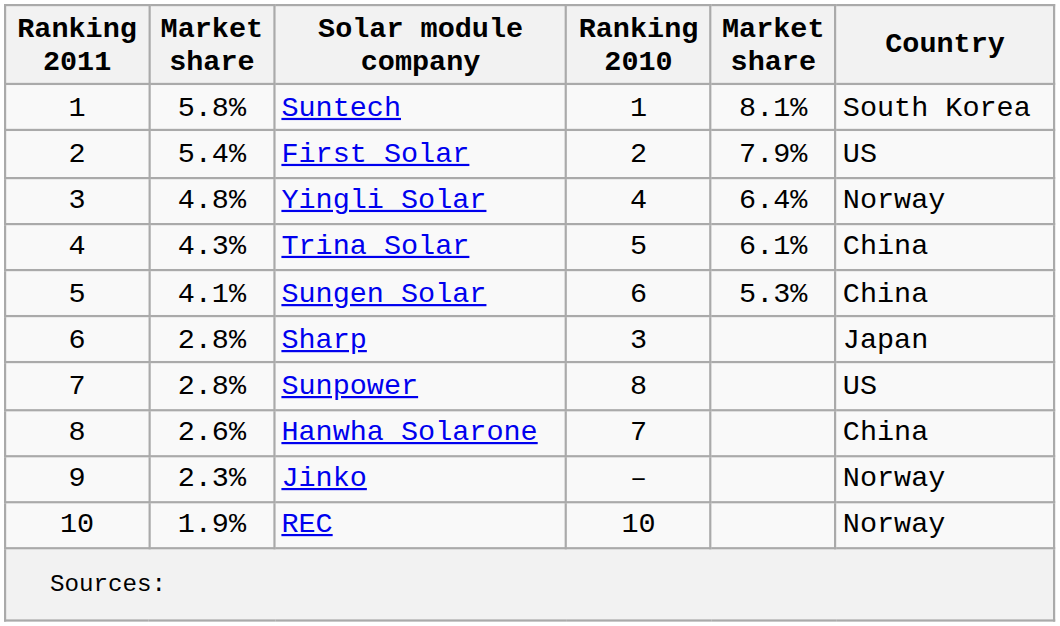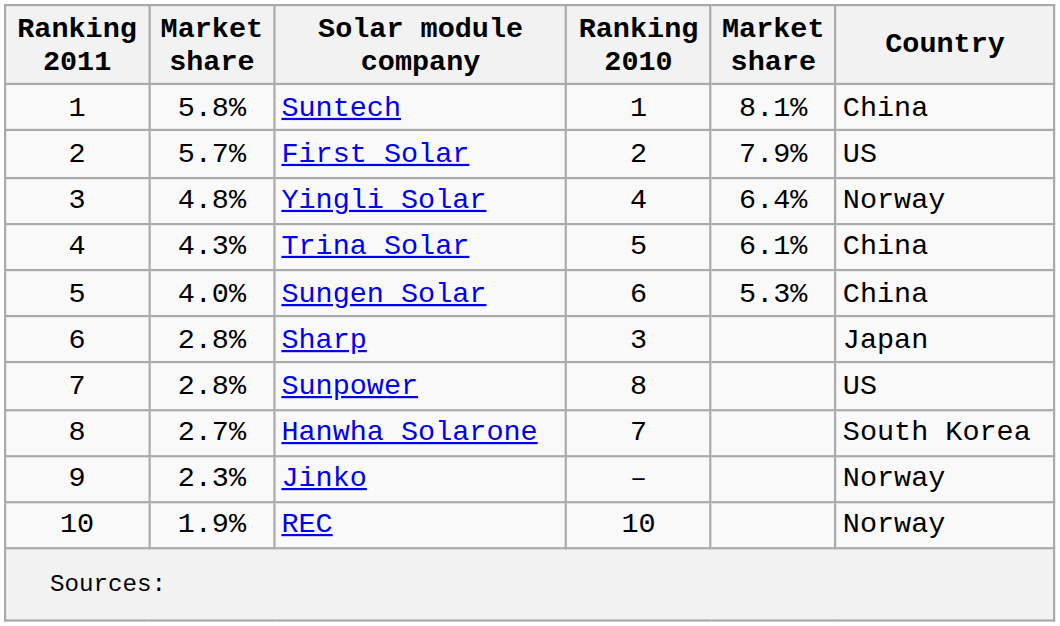(937, 108) South Korea -> (886, 108) China
(212, 154) 5.4% -> (212, 154) 5.7%
(212, 293) 4.1% -> (212, 293) 4.0%
(212, 432) 2.6% -> (212, 432) 2.7%
(886, 432) China -> (937, 432) South Korea
